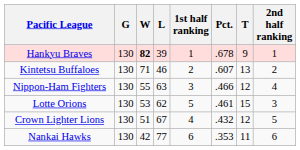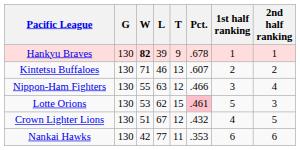columns swapped: (245, 24) <-> (191, 24)
(224, 103) no background -> (199, 103) pink background
